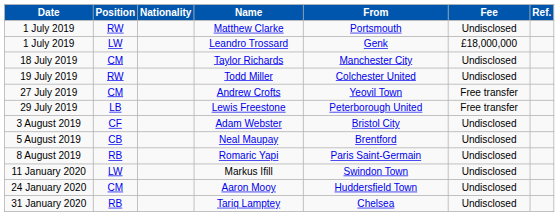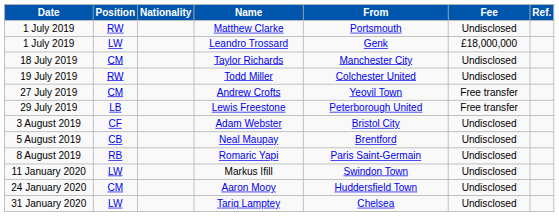(115, 204) RB -> (115, 204) LW
